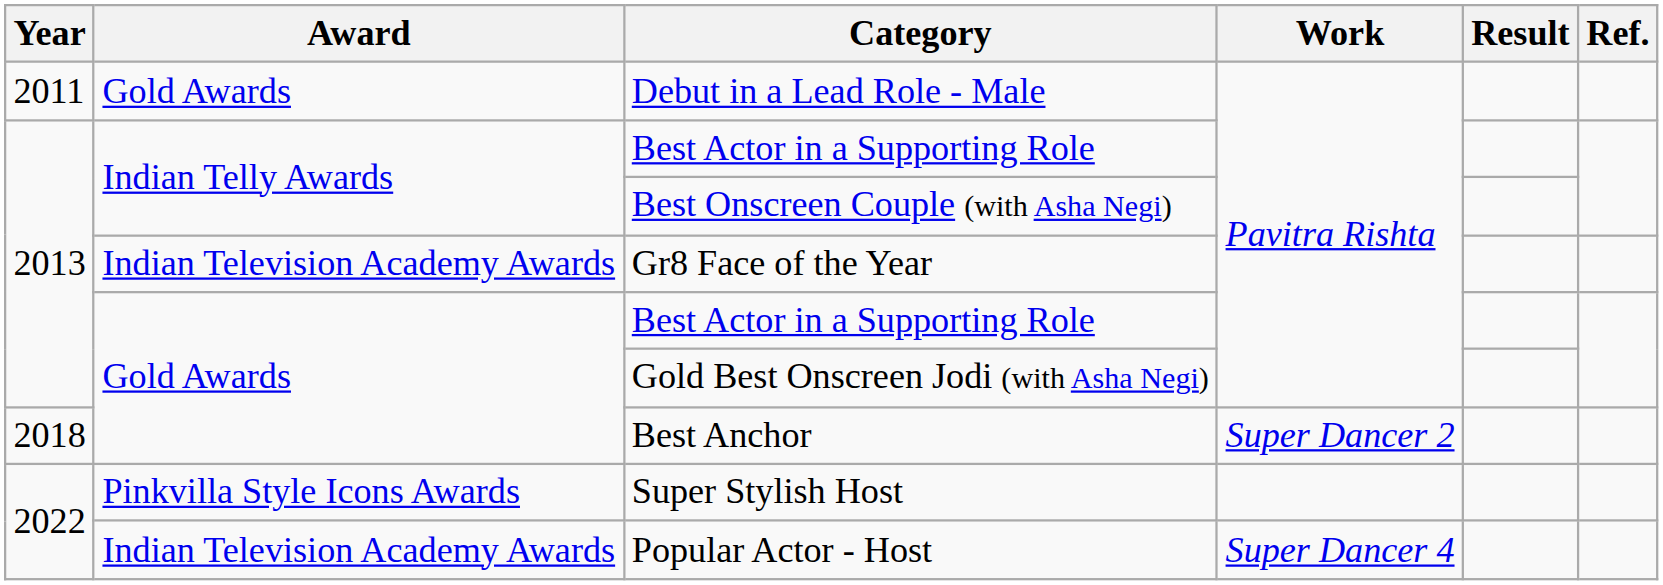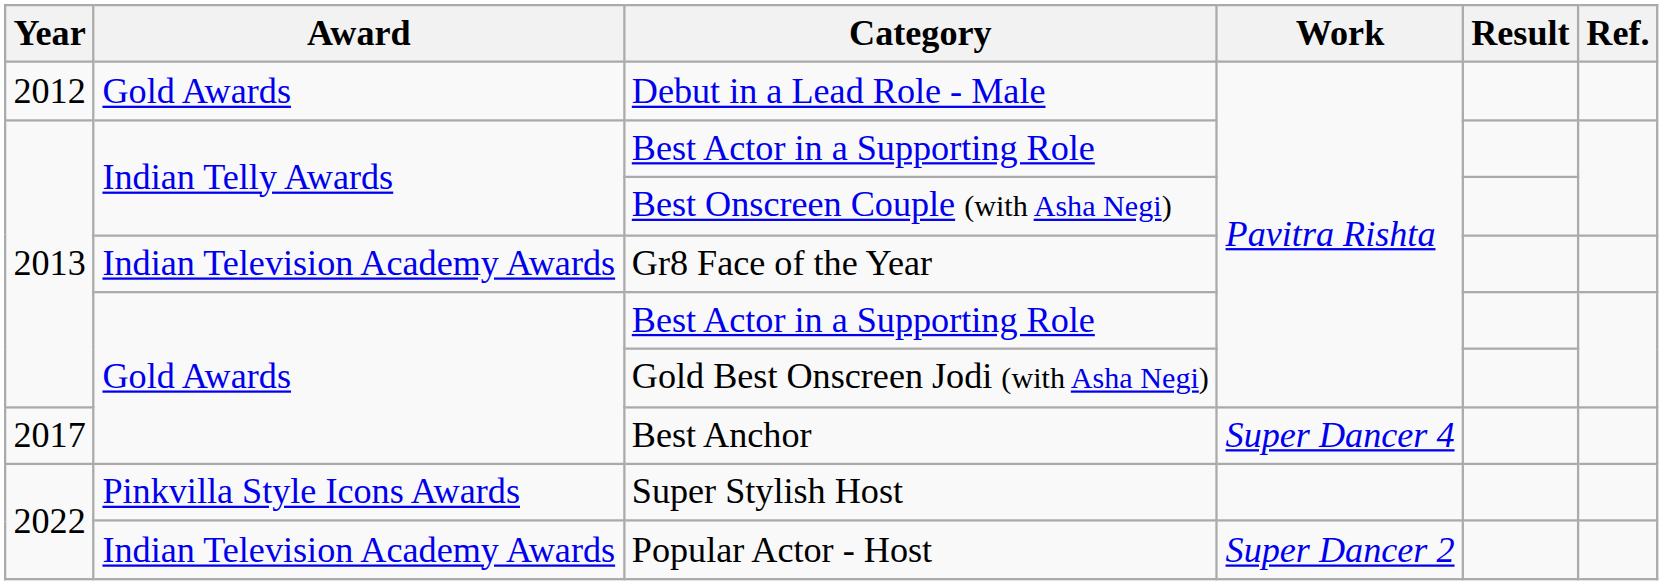(49, 90) 2011 -> (50, 90) 2012
(50, 434) 2018 -> (50, 434) 2017
(1340, 434) Super Dancer 2 -> (1340, 434) Super Dancer 4
(1340, 549) Super Dancer 4 -> (1340, 549) Super Dancer 2
